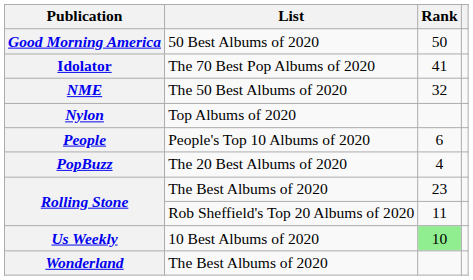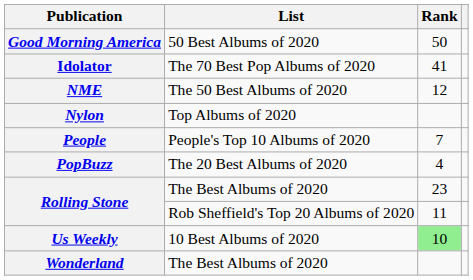(439, 90) 32 -> (439, 90) 12
(439, 139) 6 -> (439, 139) 7
